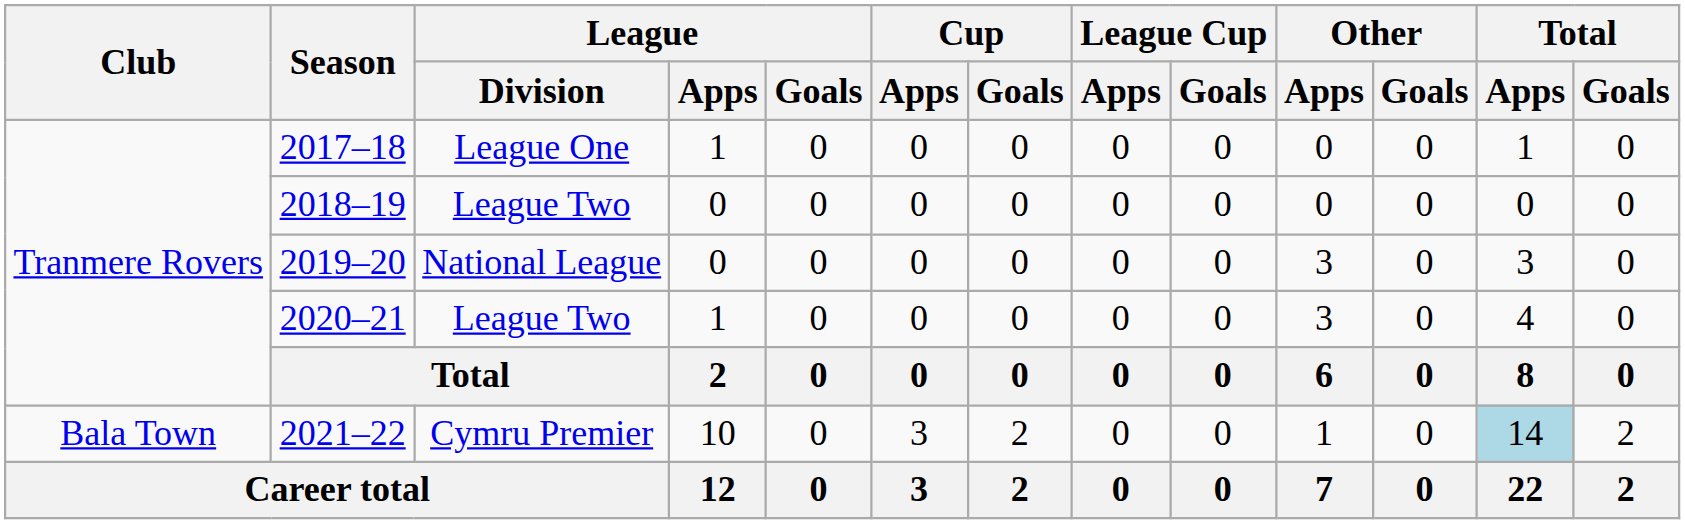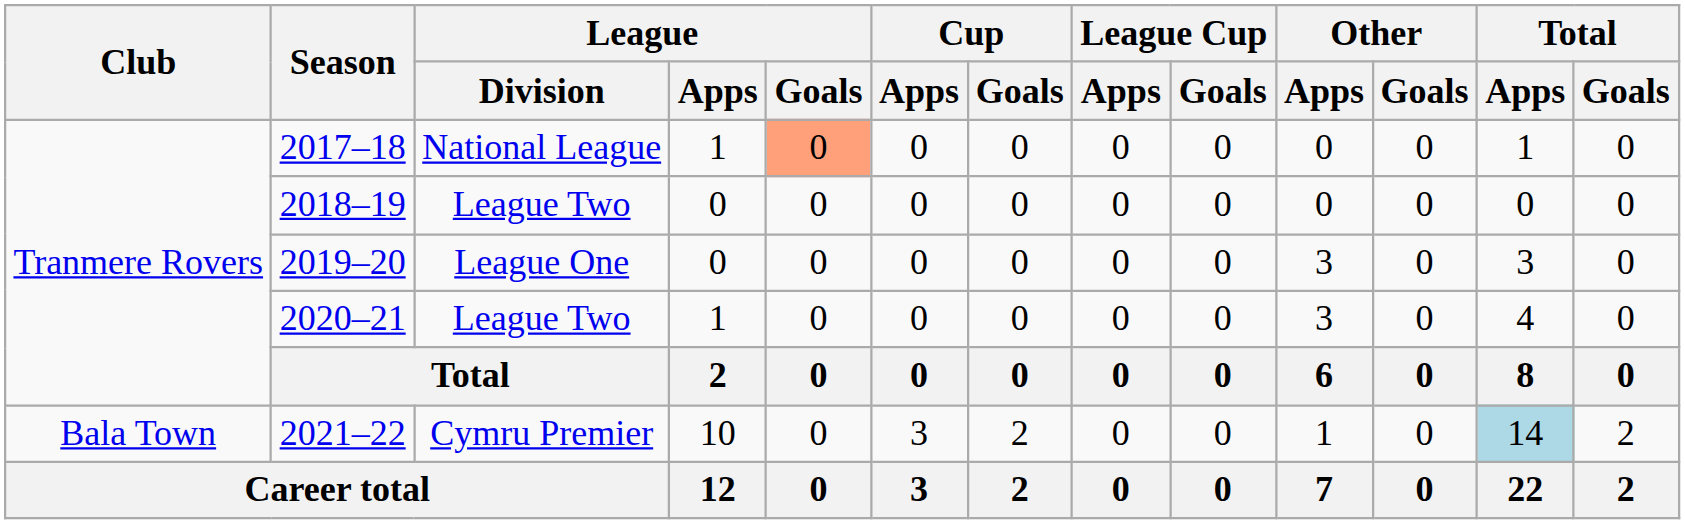(542, 147) League One -> (542, 147) National League
(818, 147) no background -> (818, 147) lightsalmon background
(542, 261) National League -> (542, 261) League One
